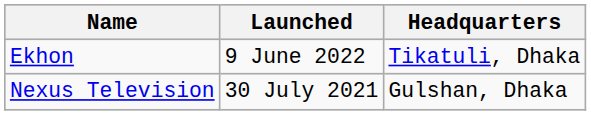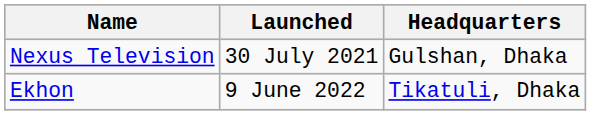rows swapped: (42, 57) <-> (112, 92)
